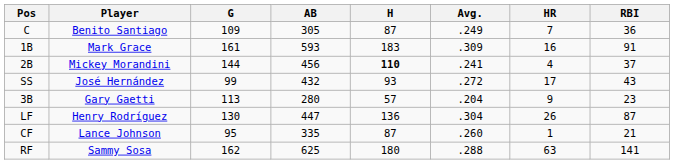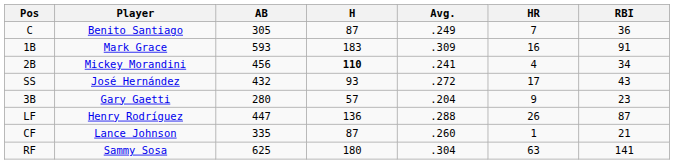- column: (231, 13)
(630, 64) 37 -> (624, 64) 34
(470, 116) .304 -> (443, 116) .288
(470, 150) .288 -> (443, 150) .304
